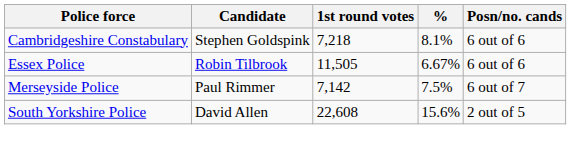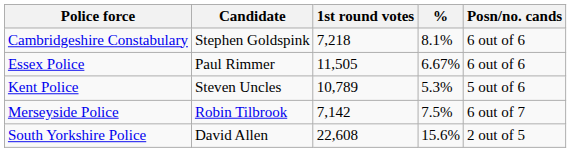(241, 64) Robin Tilbrook -> (235, 64) Paul Rimmer
+ row: (43, 87)
(235, 87) Paul Rimmer -> (241, 111) Robin Tilbrook
